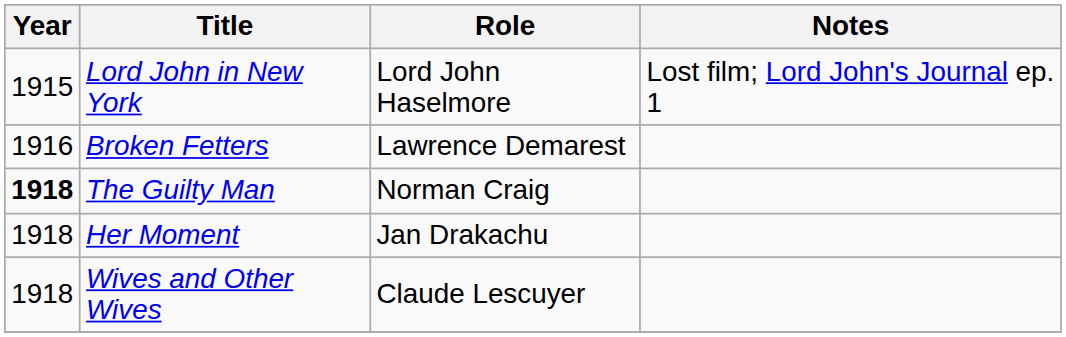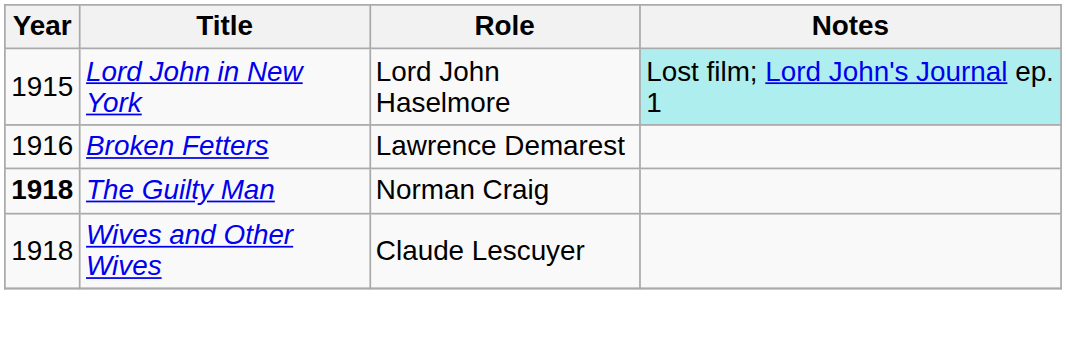(850, 86) no background -> (850, 86) paleturquoise background
- row: (163, 234)
